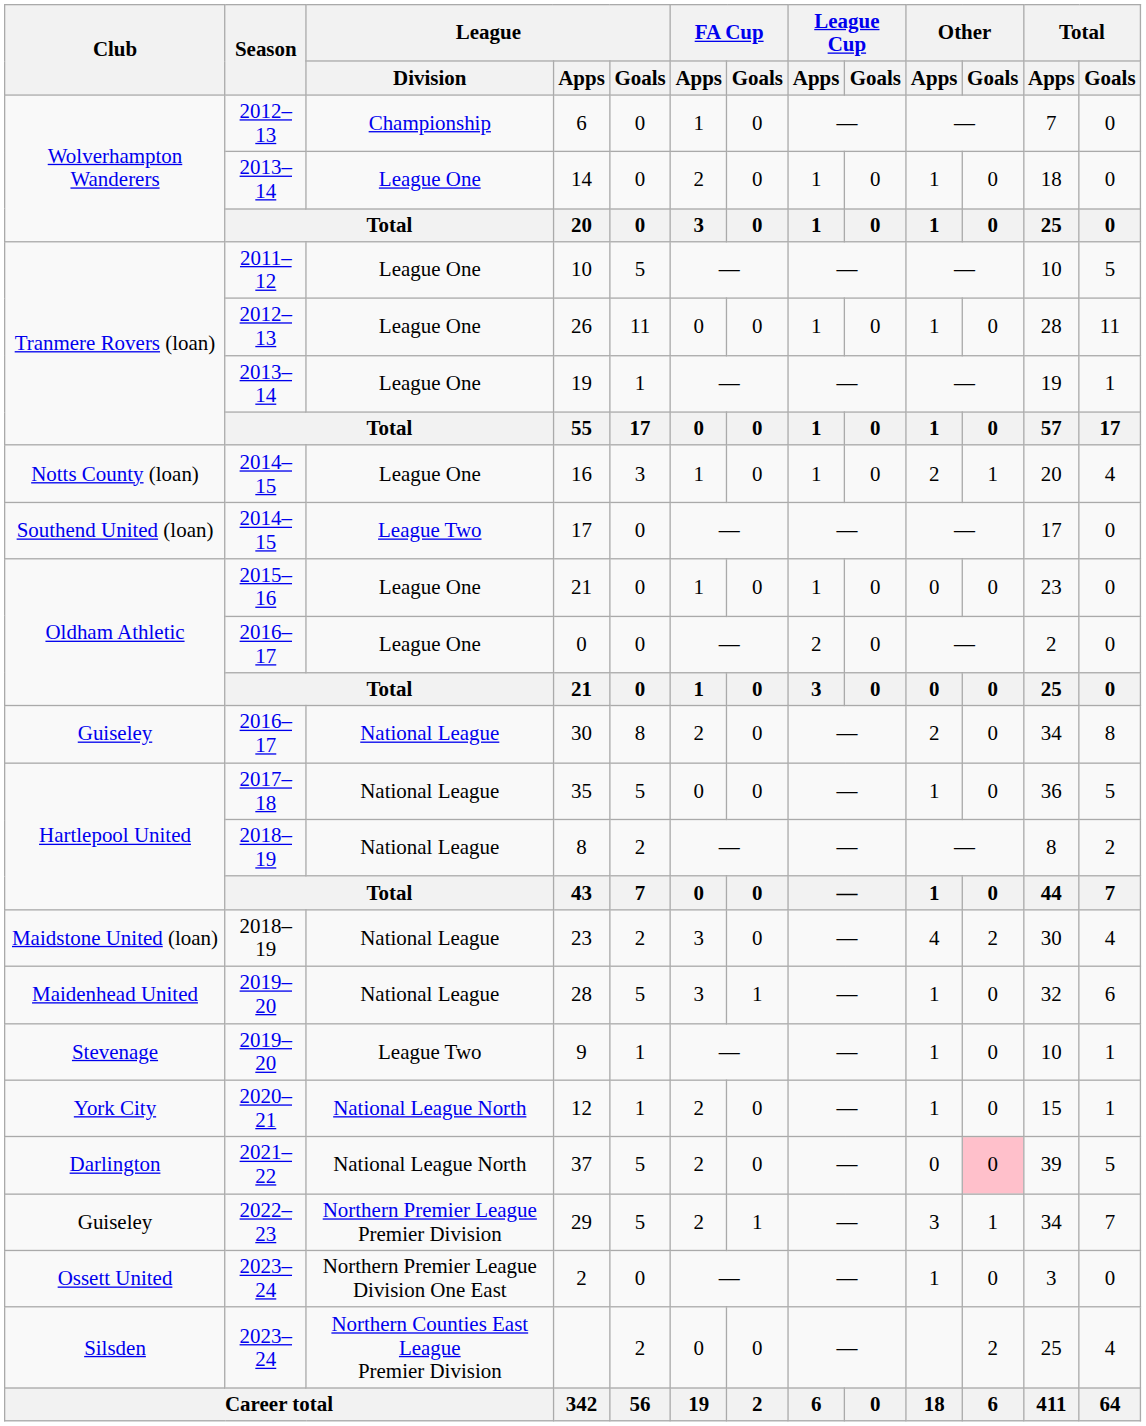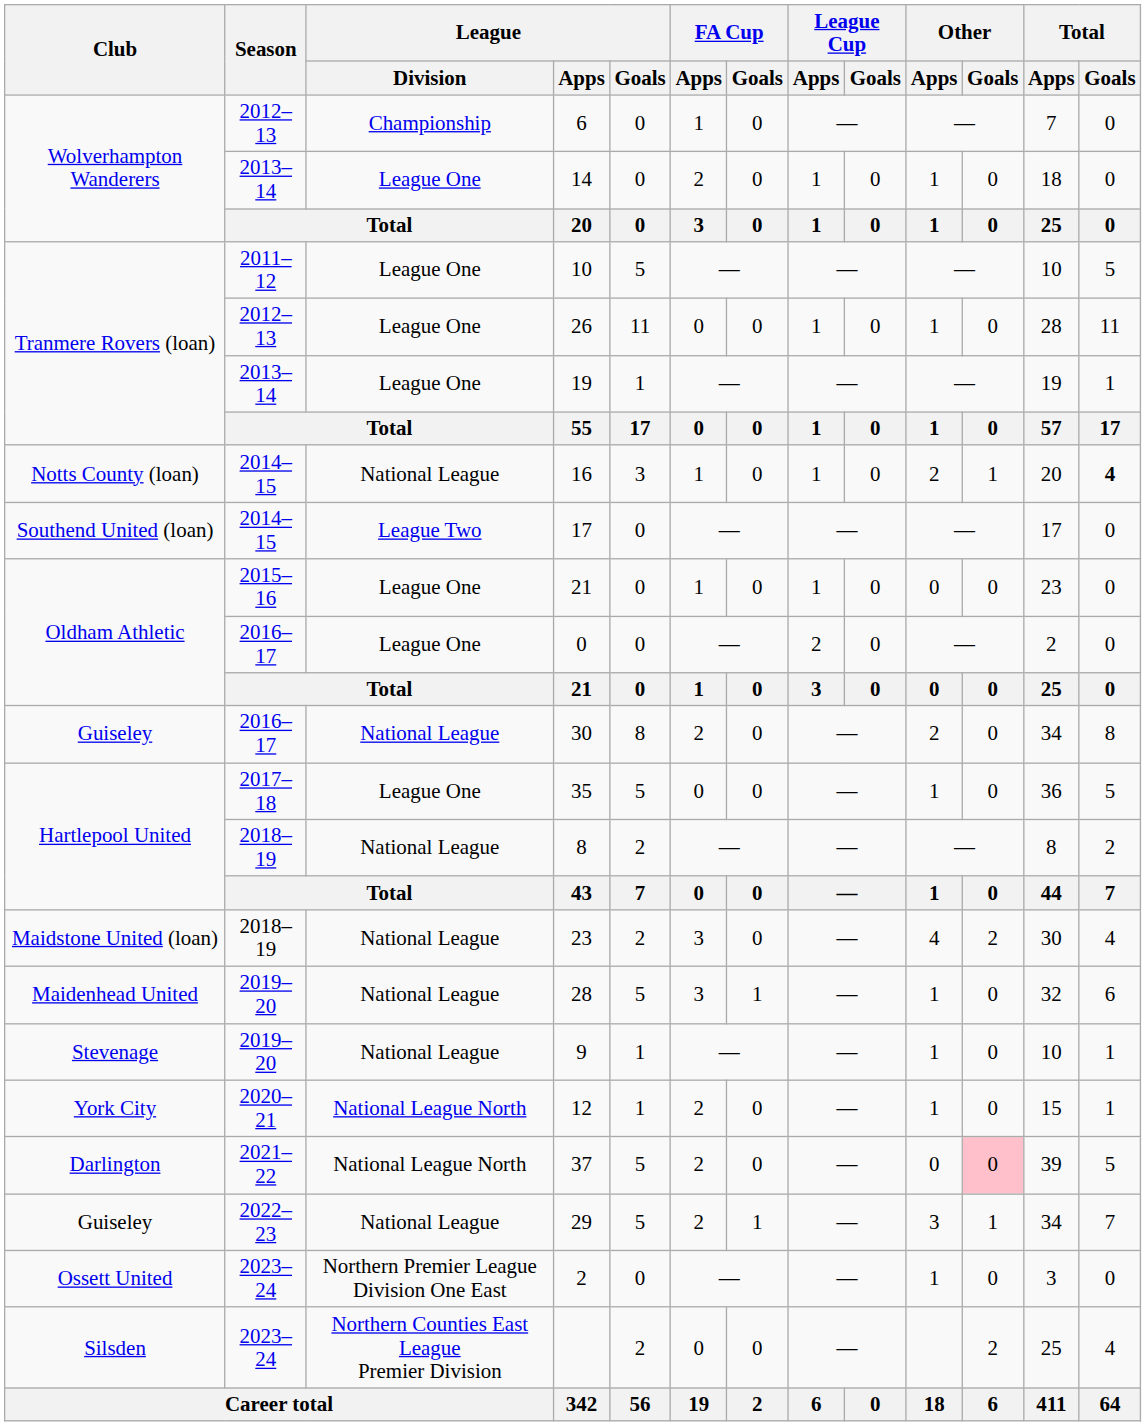(430, 473) League One -> (430, 473) National League
(1110, 473) normal -> (1110, 473) bold
(430, 790) National League -> (430, 790) League One
(430, 1051) League Two -> (430, 1051) National League
(430, 1221) Northern Premier League Premier Division -> (430, 1221) National League
